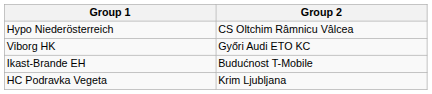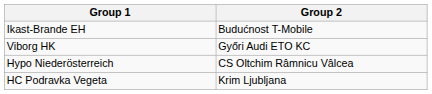rows swapped: (60, 30) <-> (46, 64)
